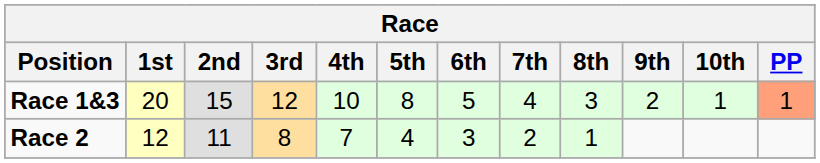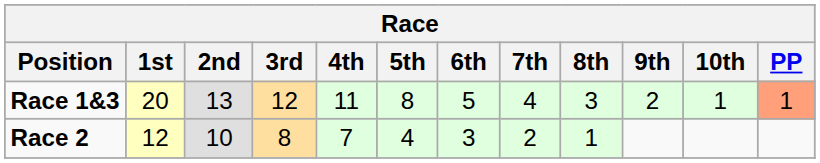(219, 100) 15 -> (219, 100) 13
(346, 100) 10 -> (346, 100) 11
(219, 138) 11 -> (219, 138) 10
